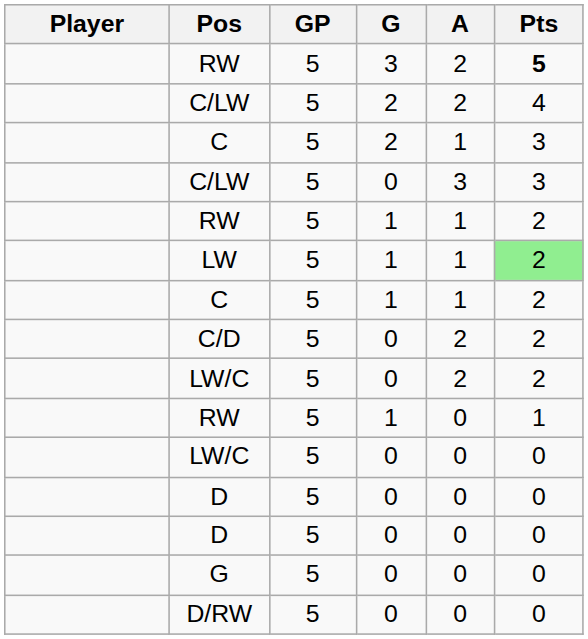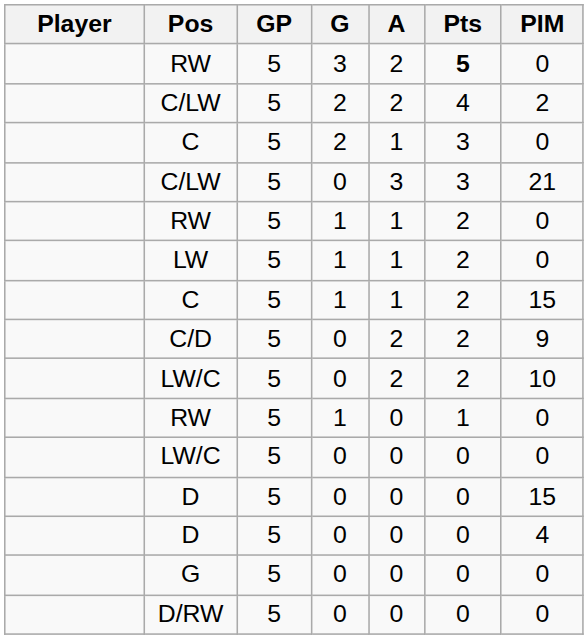+ column: (542, 24)
(539, 260) lightgreen background -> (463, 260) no background
